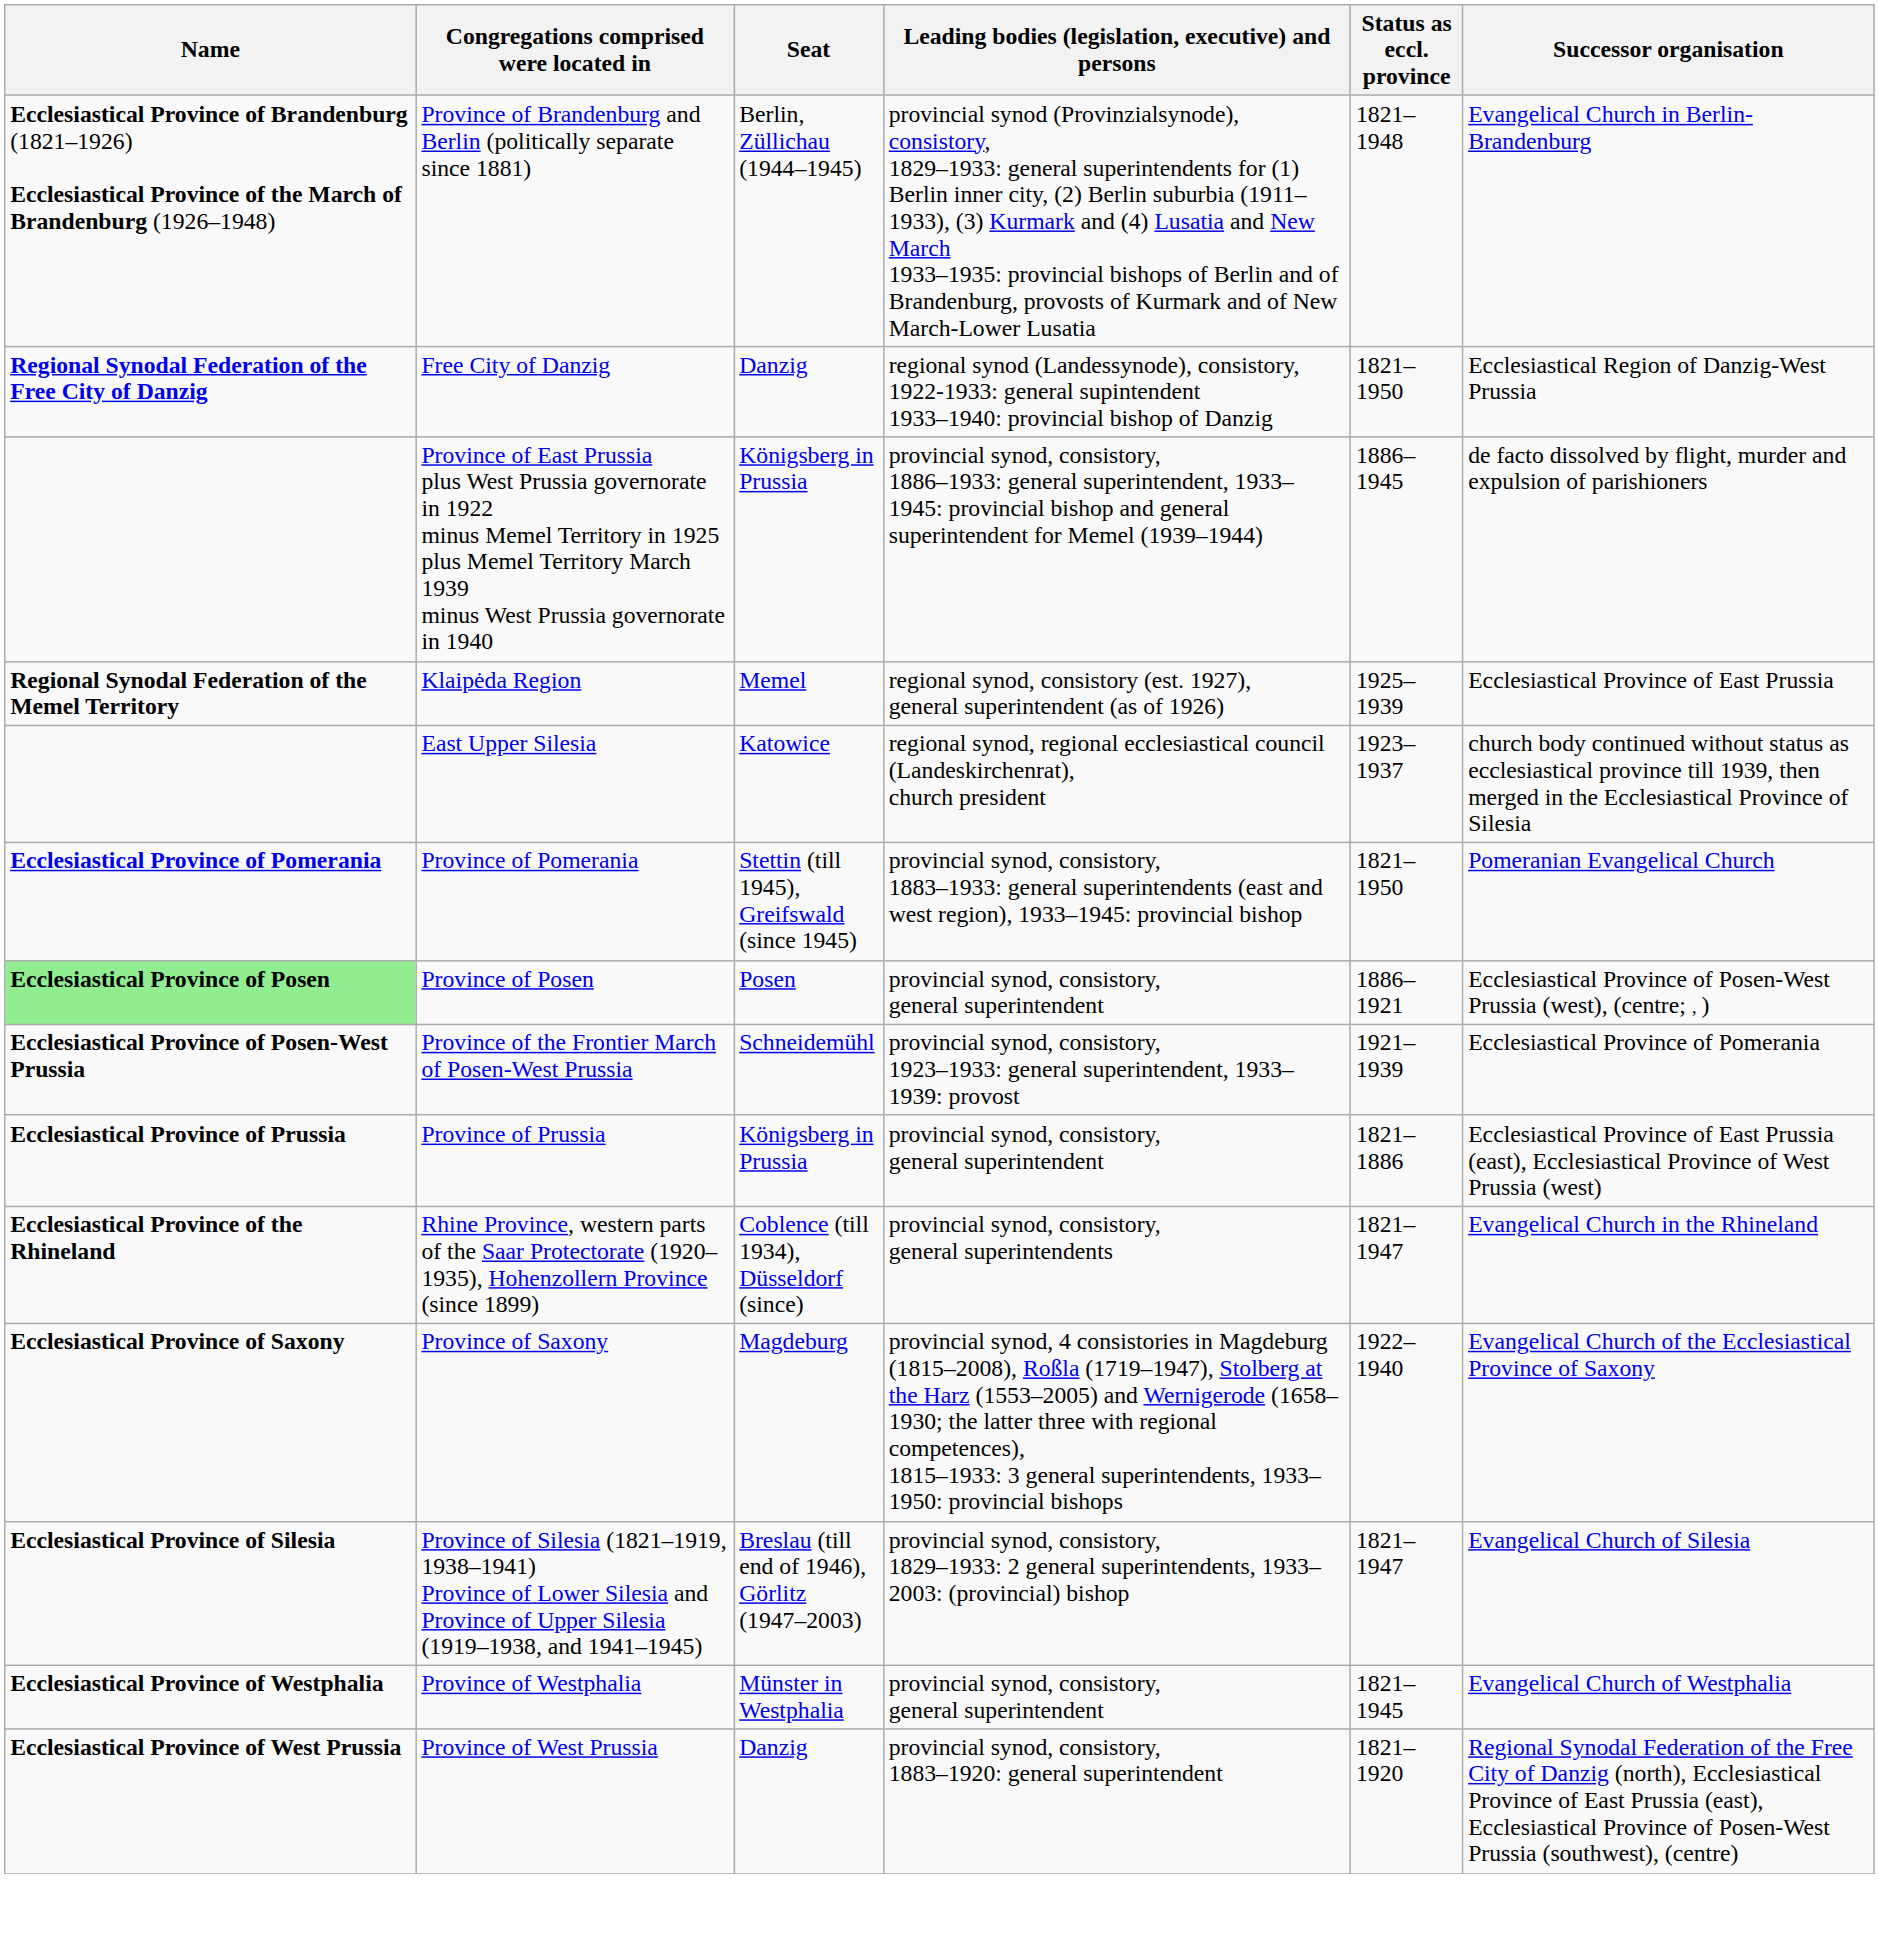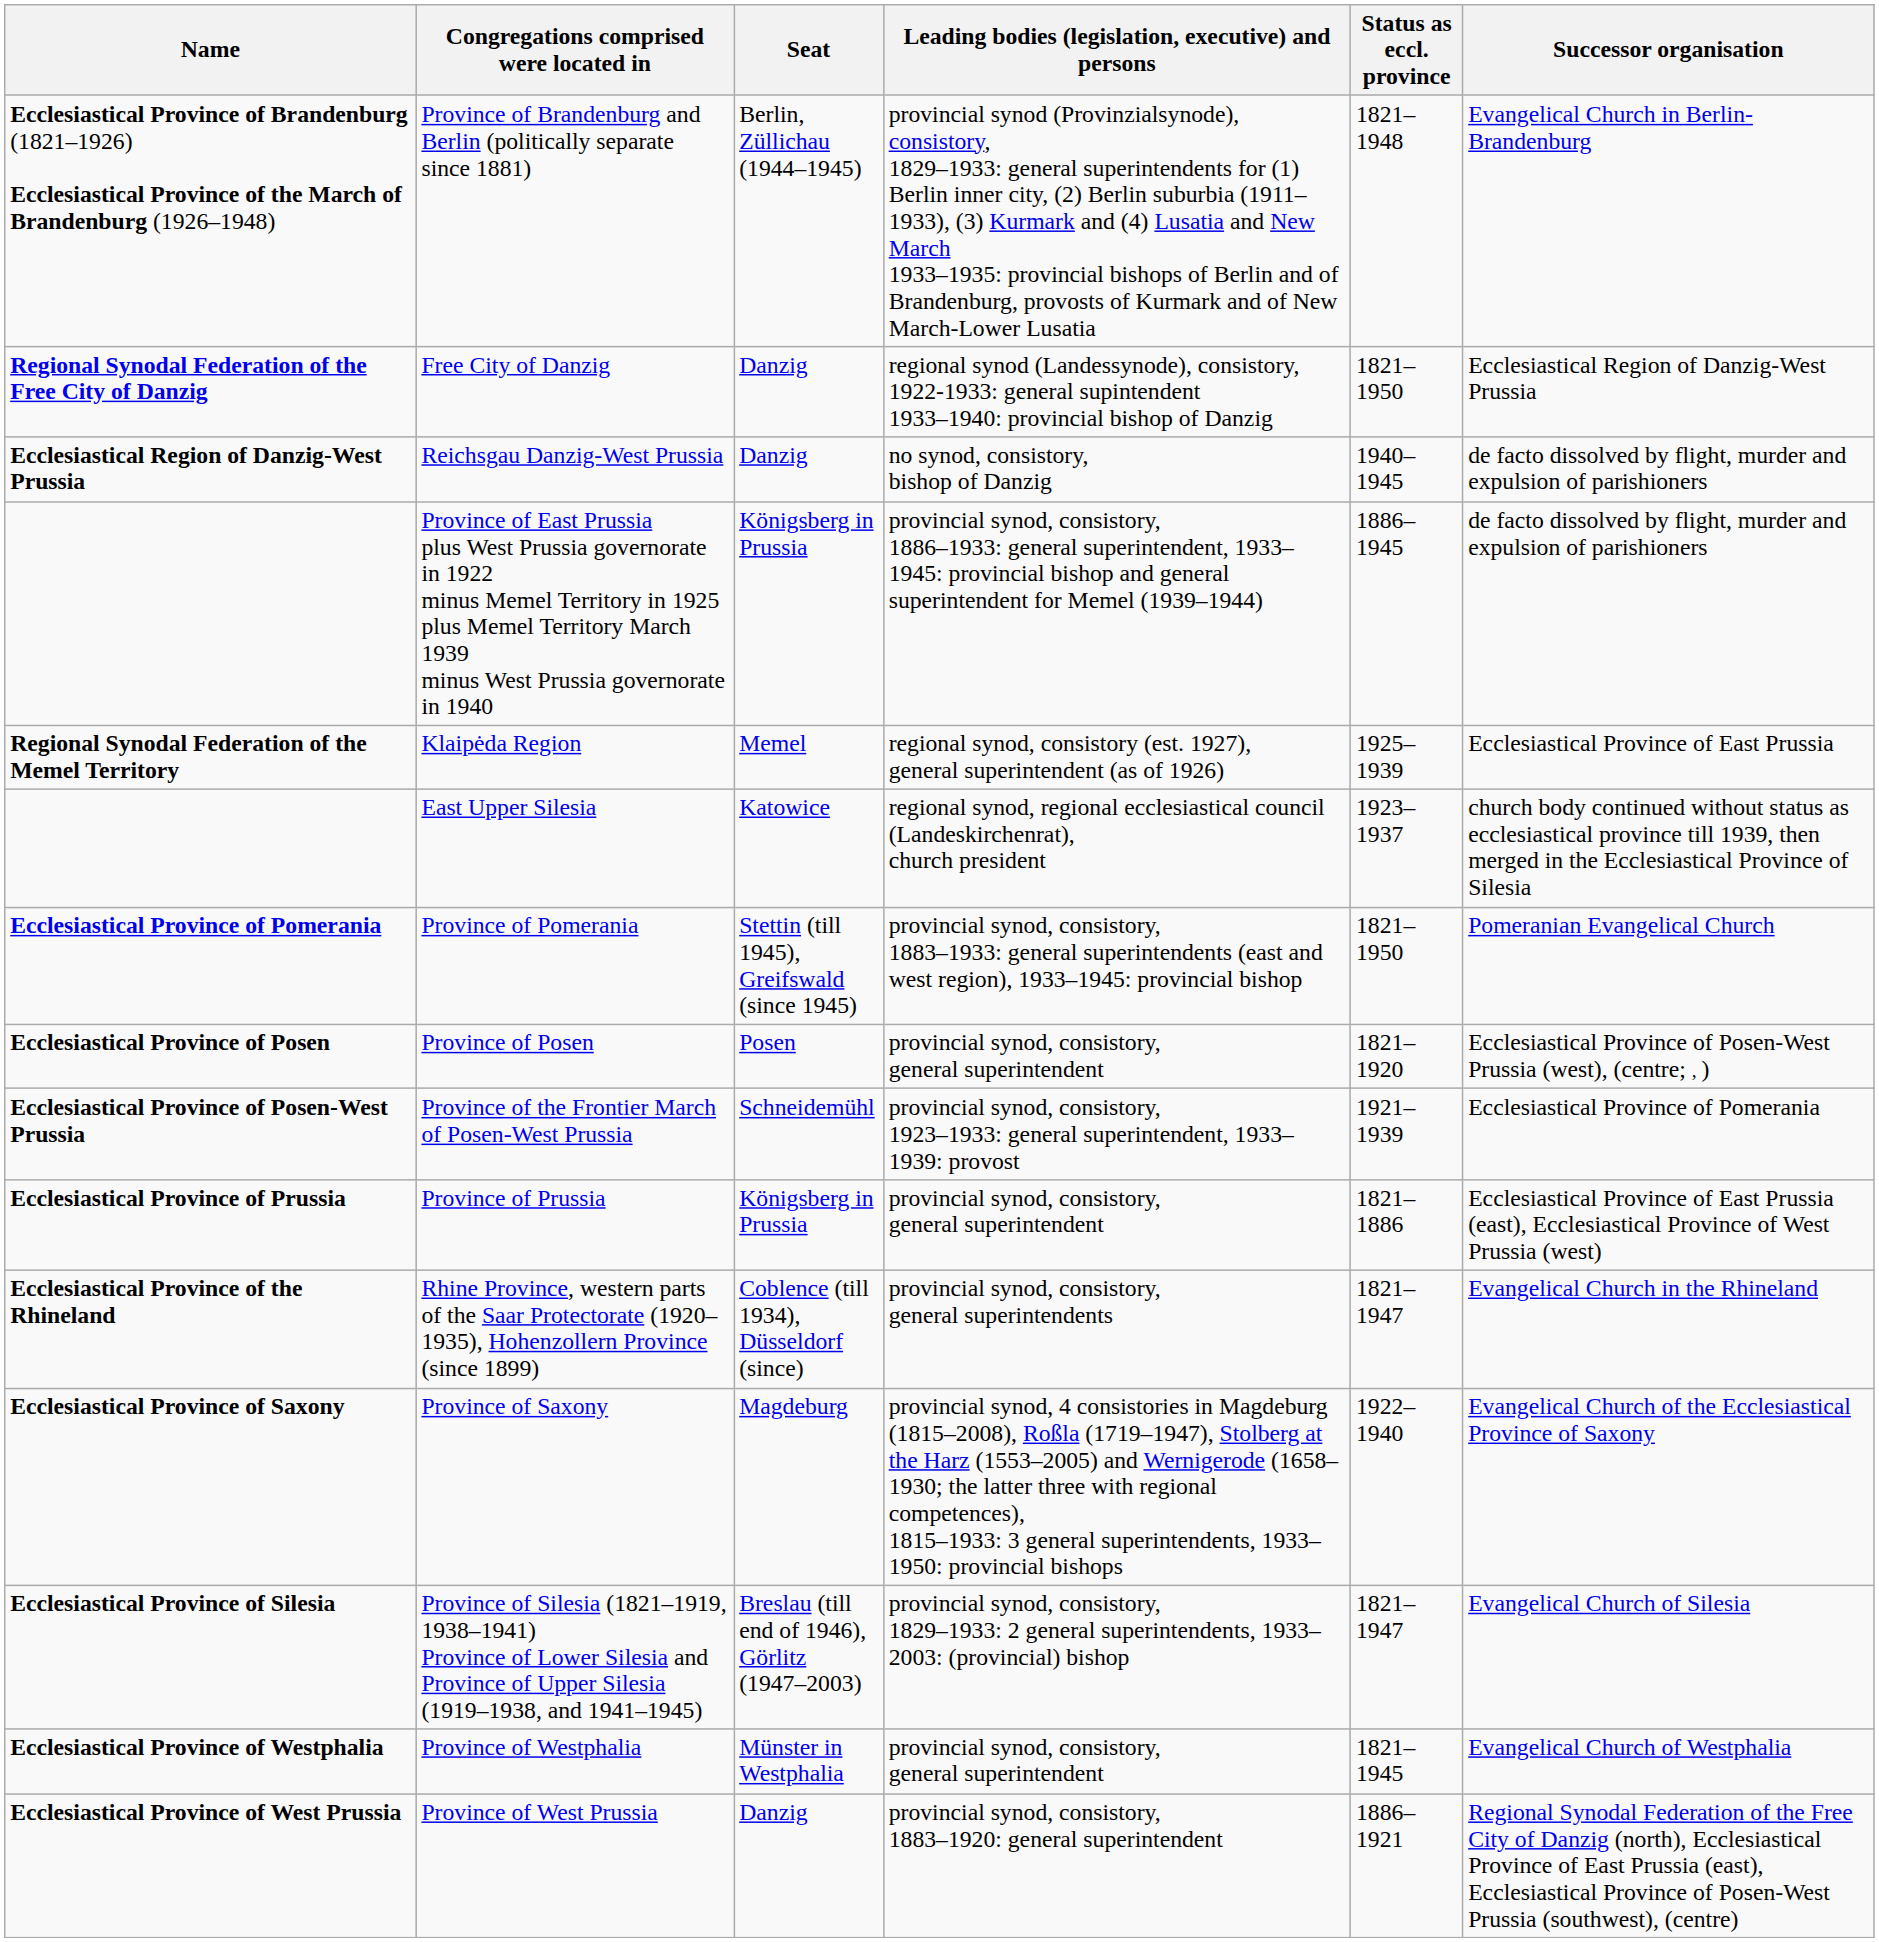+ row: (572, 455)
(170, 978) lightgreen background -> (170, 1042) no background
(1386, 992) 1886–1921 -> (1386, 1056) 1821–1920
(1386, 1761) 1821–1920 -> (1386, 1825) 1886–1921
